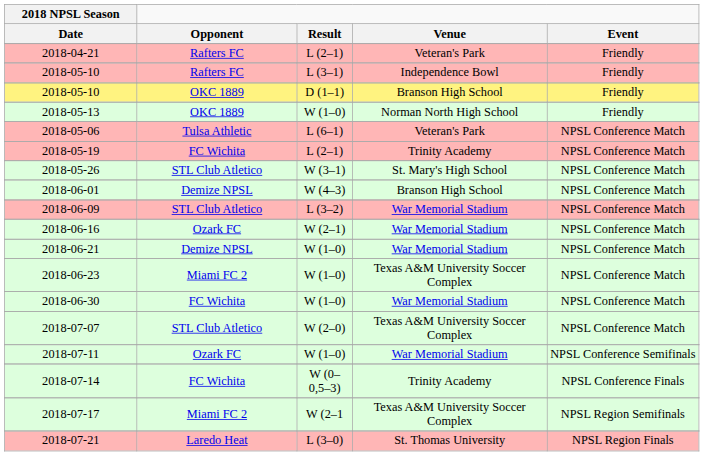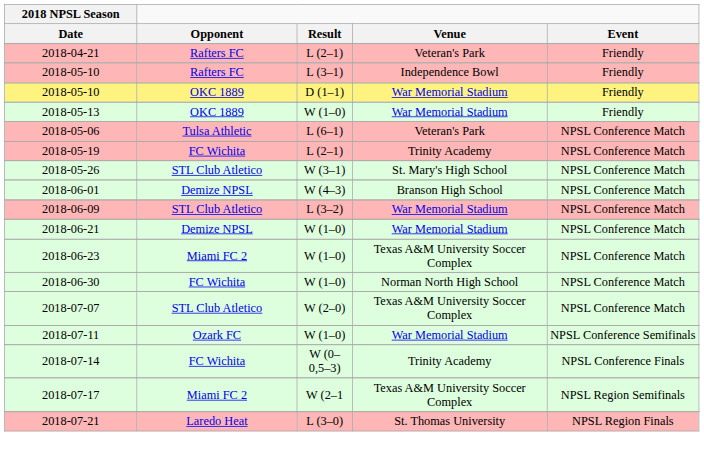(450, 92) Branson High School -> (450, 92) War Memorial Stadium
(450, 111) Norman North High School -> (450, 111) War Memorial Stadium
- row: (71, 229)
(450, 301) War Memorial Stadium -> (450, 282) Norman North High School
